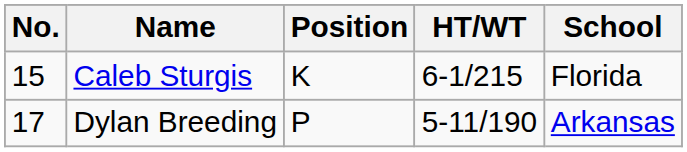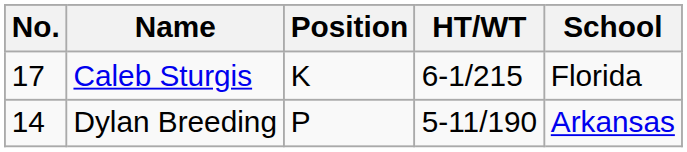(28, 75) 15 -> (28, 75) 17
(28, 122) 17 -> (28, 122) 14
